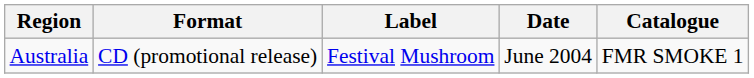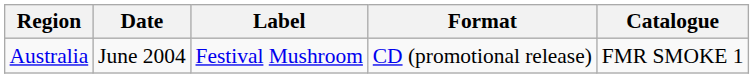columns swapped: (548, 21) <-> (208, 21)
